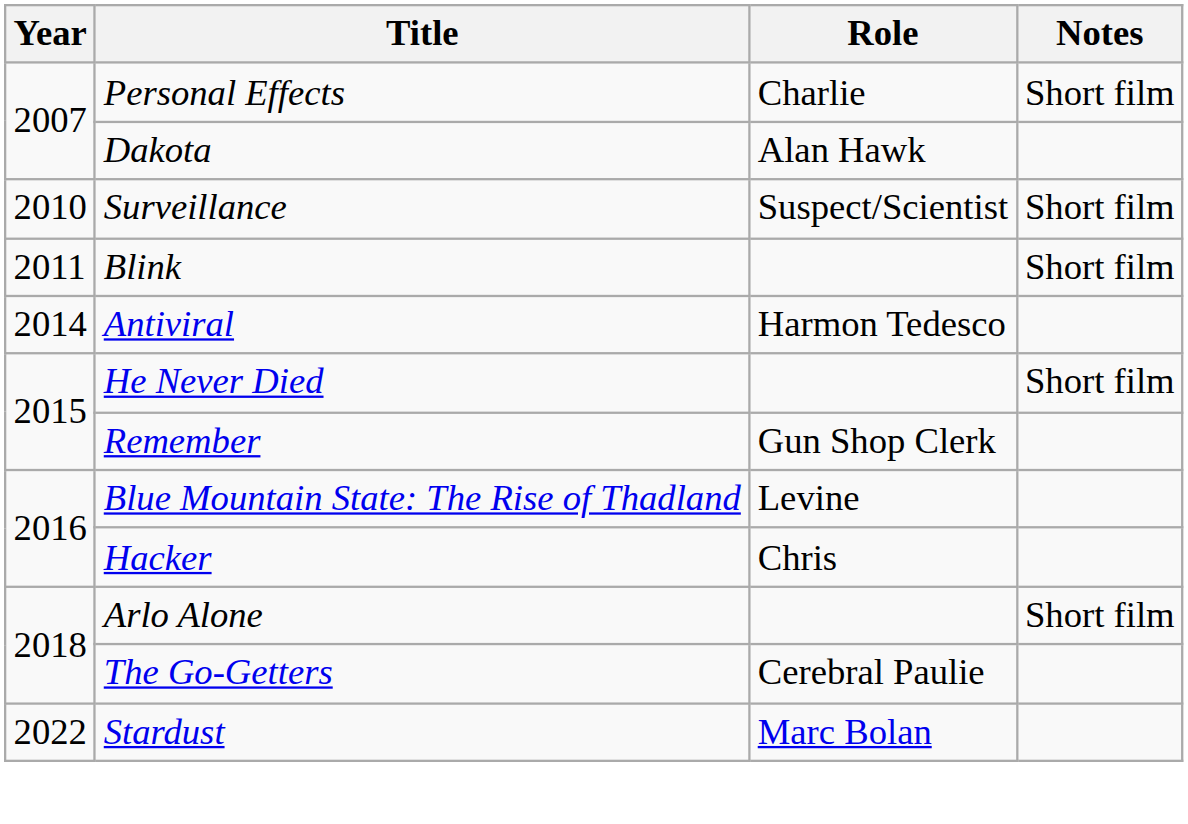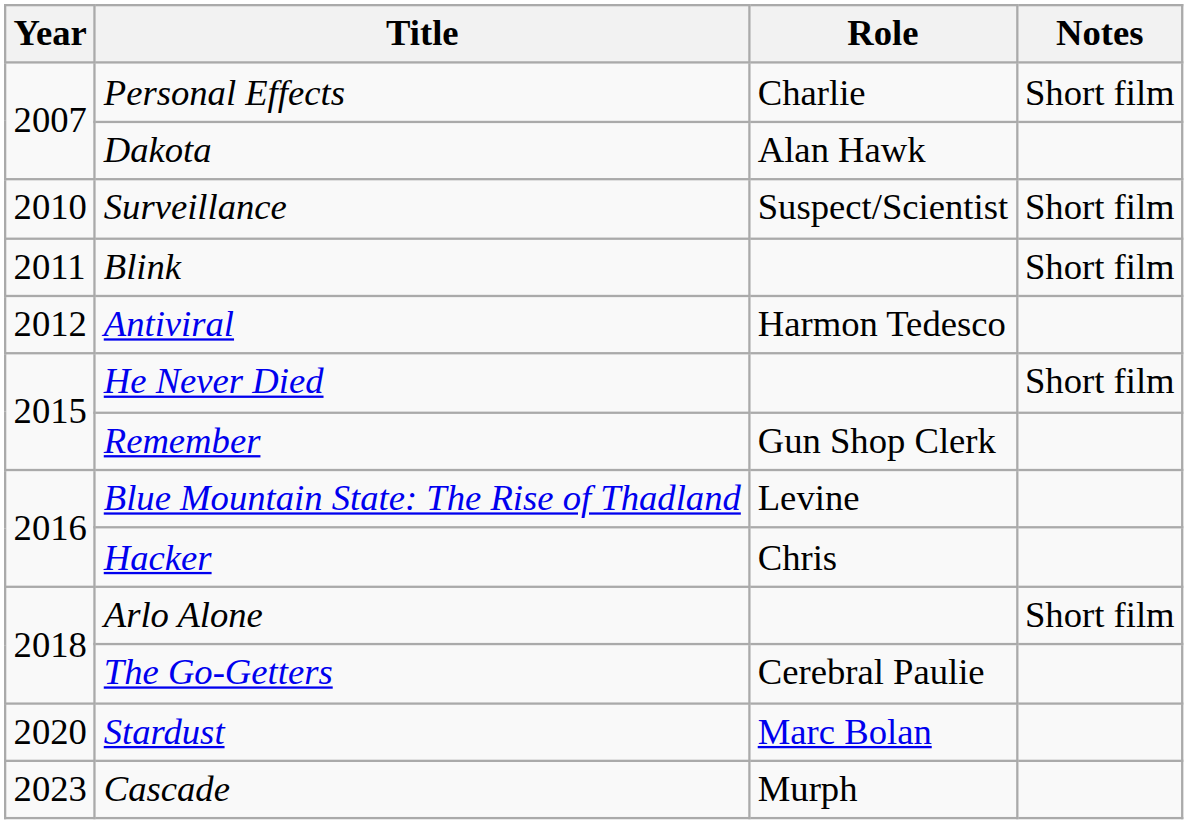(50, 324) 2014 -> (50, 324) 2012
(50, 730) 2022 -> (50, 730) 2020
+ row: (167, 788)
